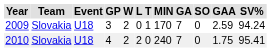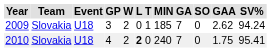(163, 25) 170 -> (163, 25) 185
(223, 25) 2.59 -> (223, 25) 2.62
(139, 40) normal -> (139, 40) bold
